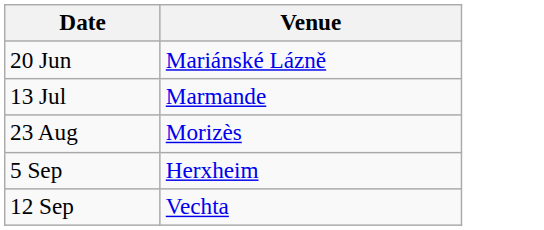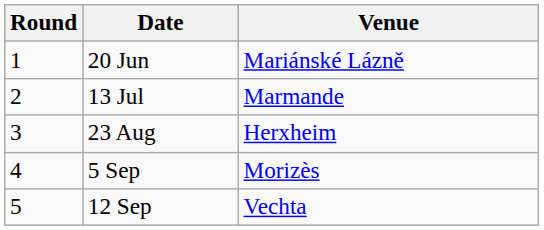+ column: (44, 22)
(204, 133) Morizès -> (290, 133) Herxheim
(212, 170) Herxheim -> (282, 170) Morizès
